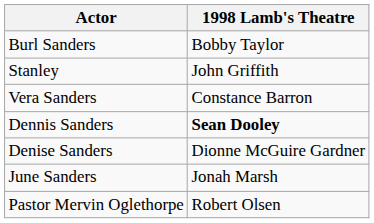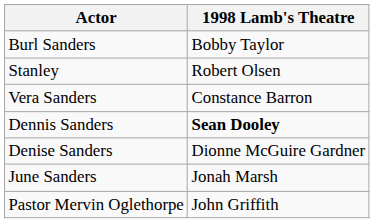(235, 71) John Griffith -> (236, 71) Robert Olsen
(236, 204) Robert Olsen -> (235, 204) John Griffith
